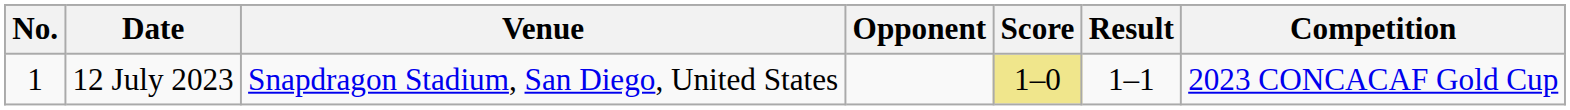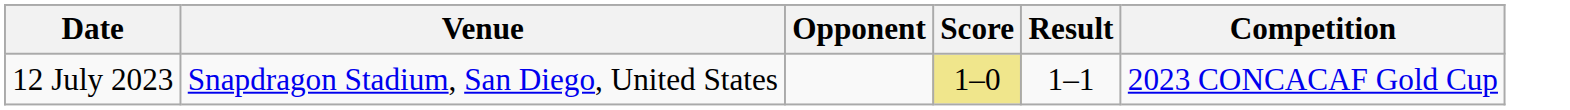- column: (35, 29)
